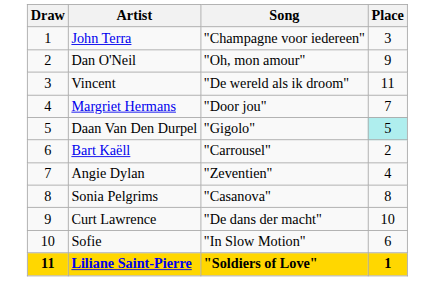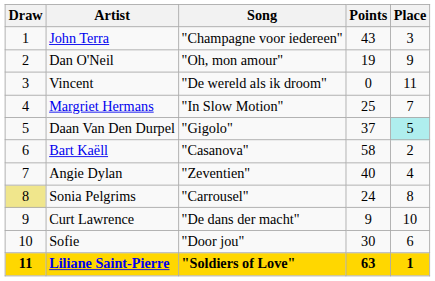+ column: (368, 15)
(235, 106) "Door jou" -> (232, 106) "In Slow Motion"
(237, 151) "Carrousel" -> (215, 151) "Casanova"
(48, 196) no background -> (26, 196) khaki background
(237, 196) "Casanova" -> (215, 196) "Carrousel"
(255, 241) "In Slow Motion" -> (213, 241) "Door jou"
